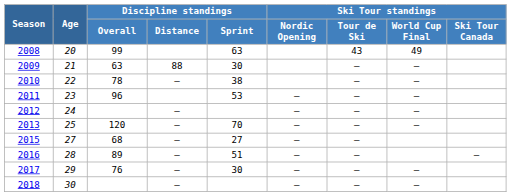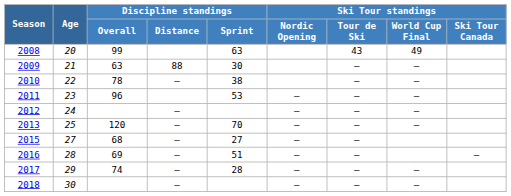(117, 155) 89 -> (117, 155) 69
(117, 170) 76 -> (117, 170) 74
(237, 170) 30 -> (237, 170) 28
